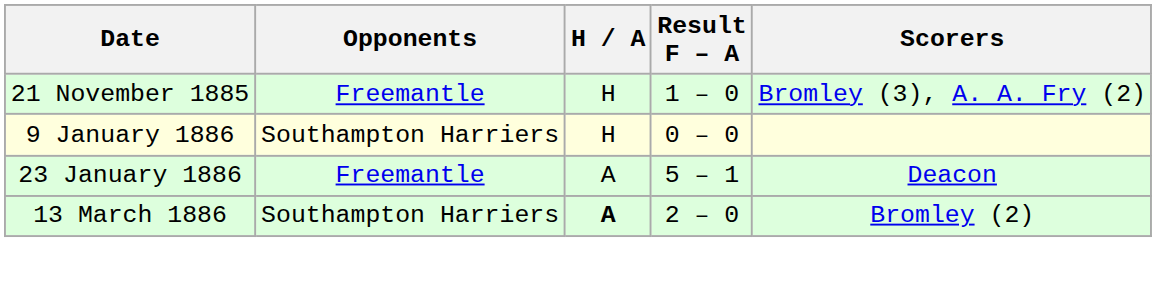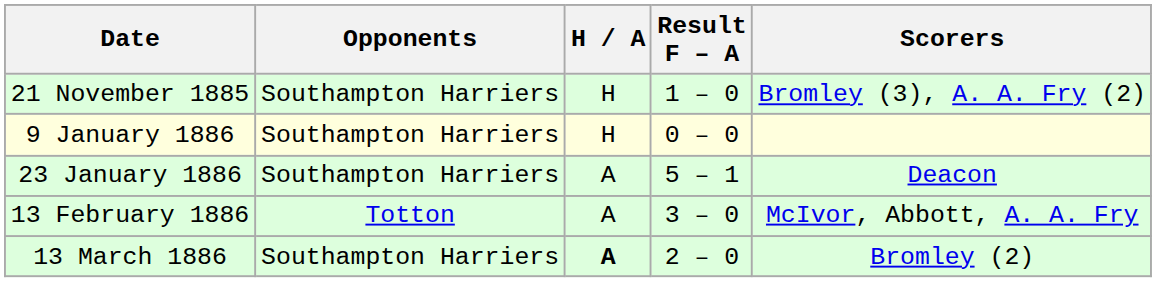(410, 94) Freemantle -> (410, 94) Southampton Harriers
(410, 175) Freemantle -> (410, 175) Southampton Harriers
+ row: (130, 216)
